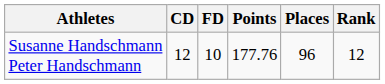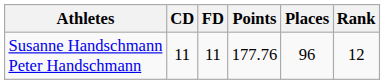(182, 55) 12 -> (182, 55) 11
(213, 55) 10 -> (213, 55) 11
